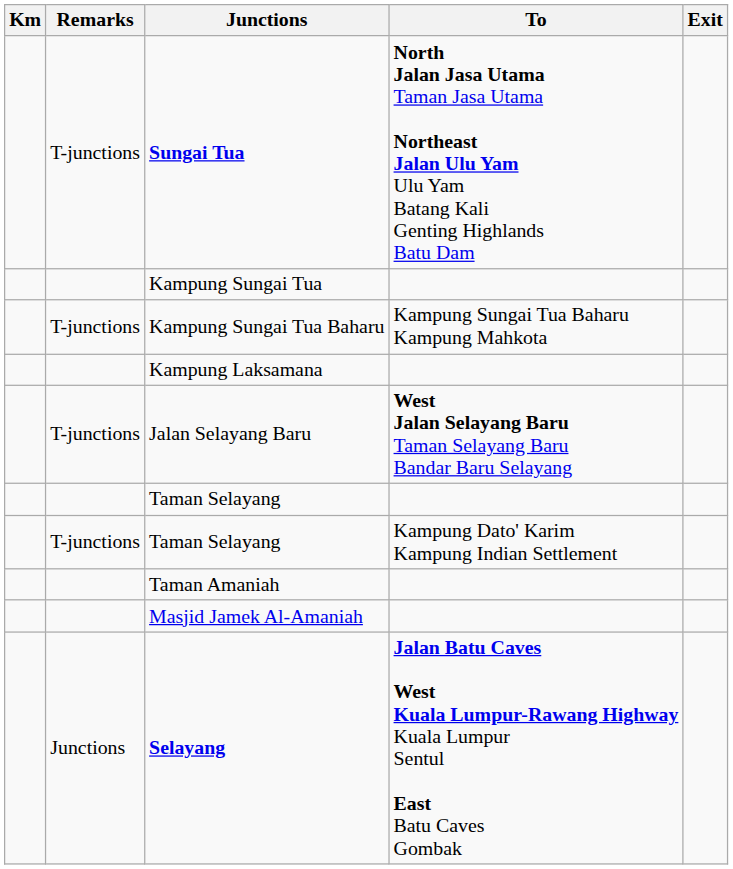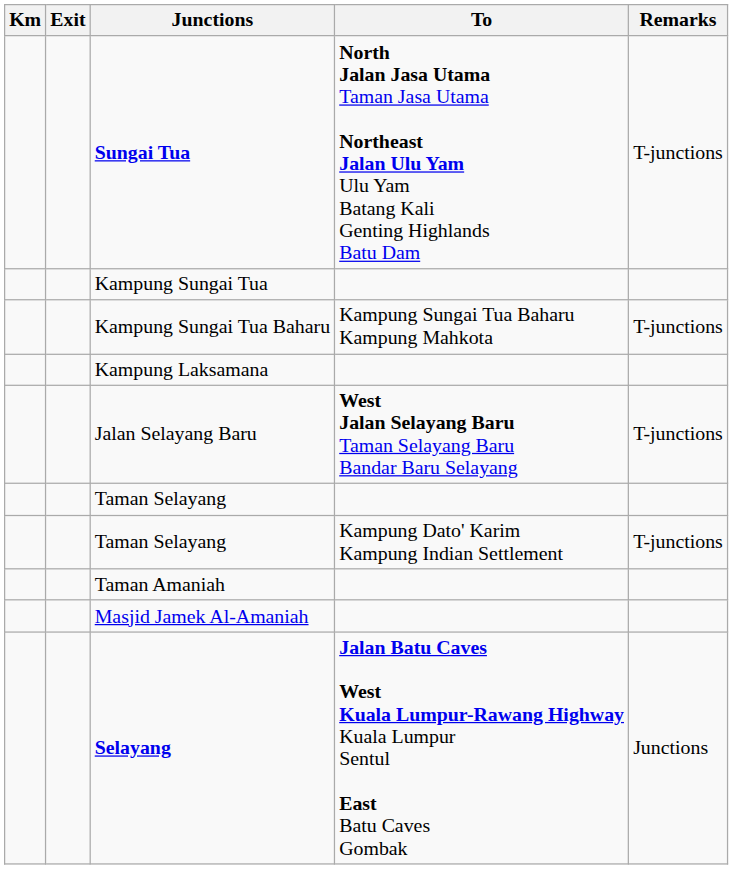columns swapped: (705, 20) <-> (95, 20)
